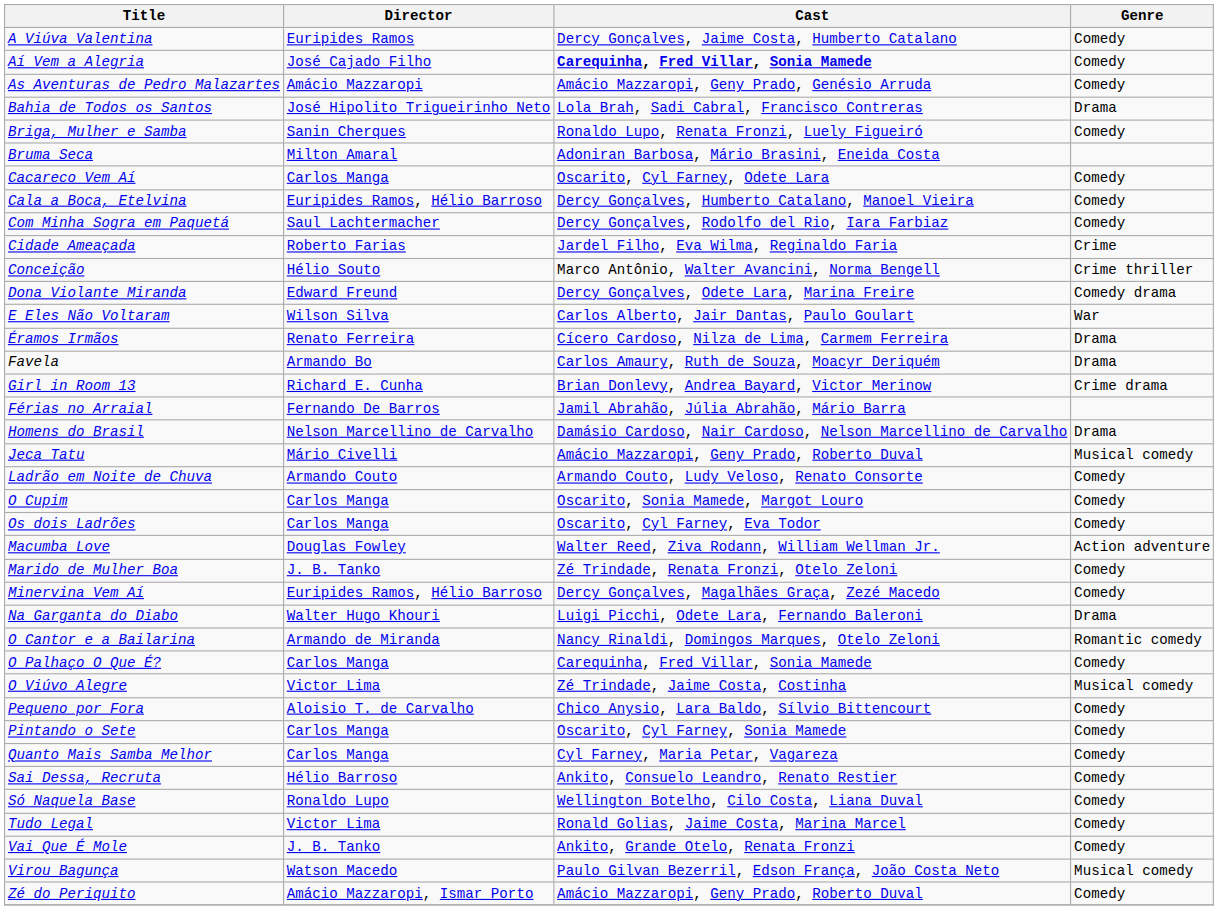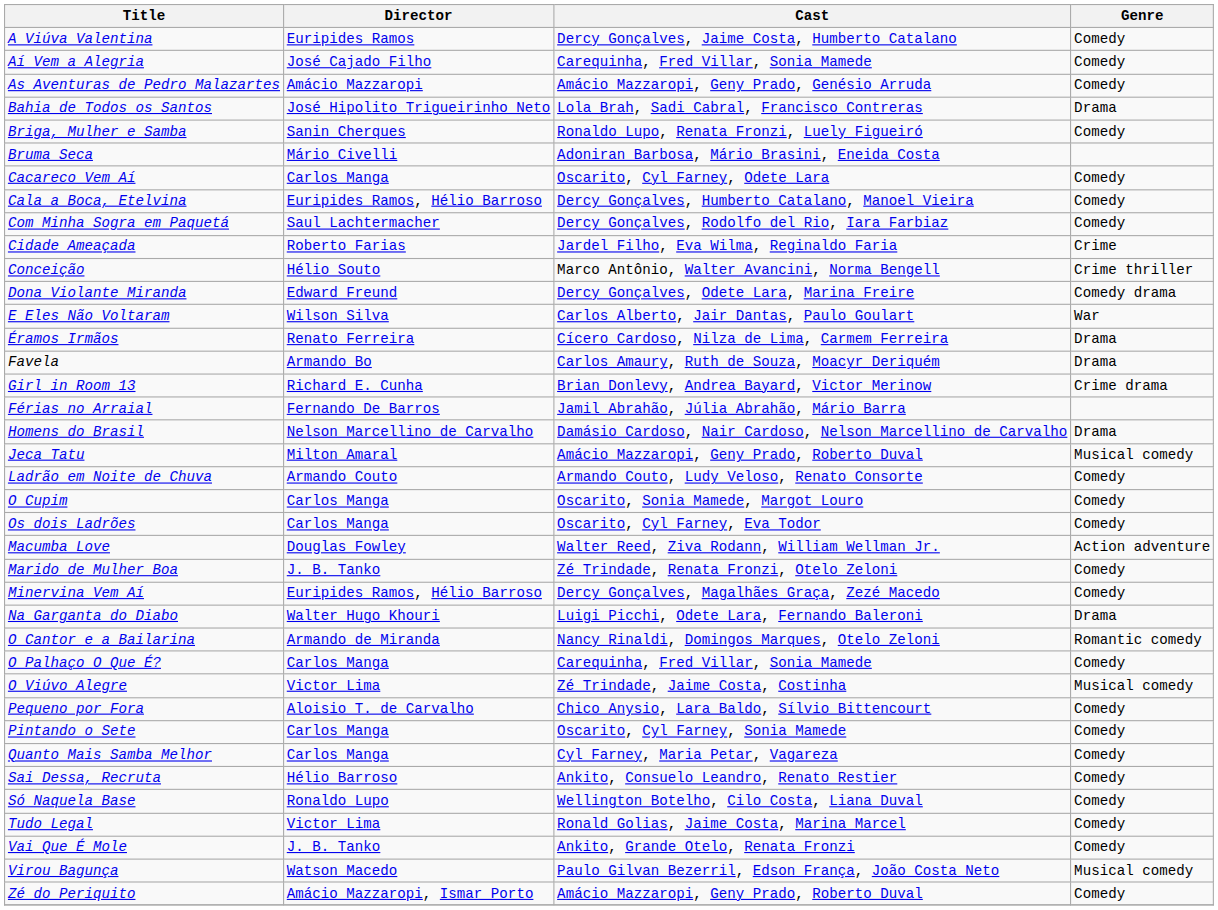(714, 62) bold -> (714, 62) normal
(342, 155) Milton Amaral -> (342, 155) Mário Civelli
(342, 455) Mário Civelli -> (342, 455) Milton Amaral
